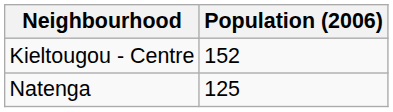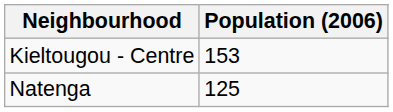(222, 55) 152 -> (222, 55) 153
